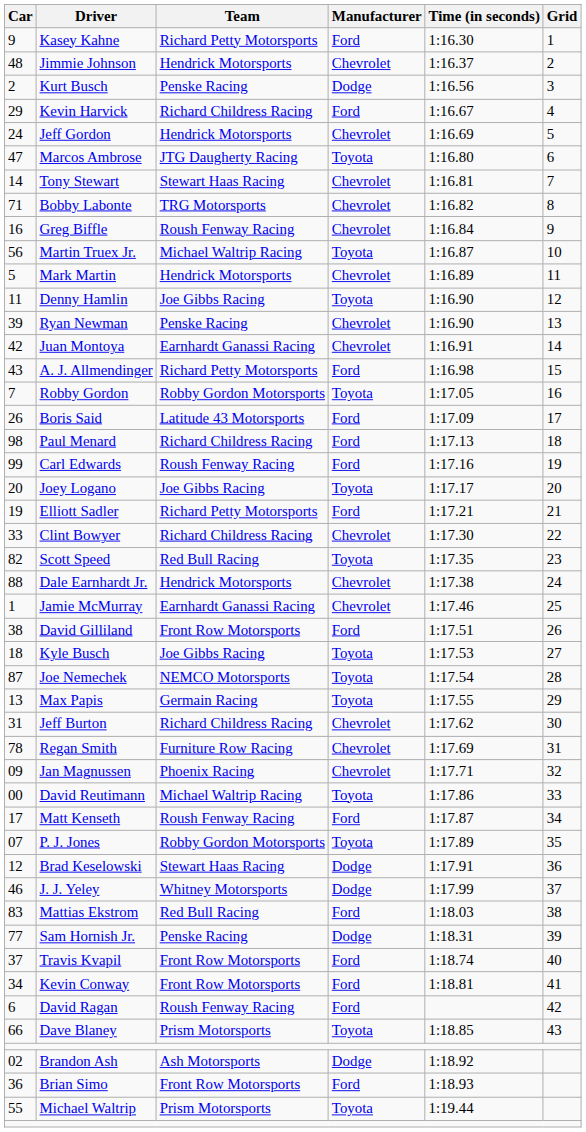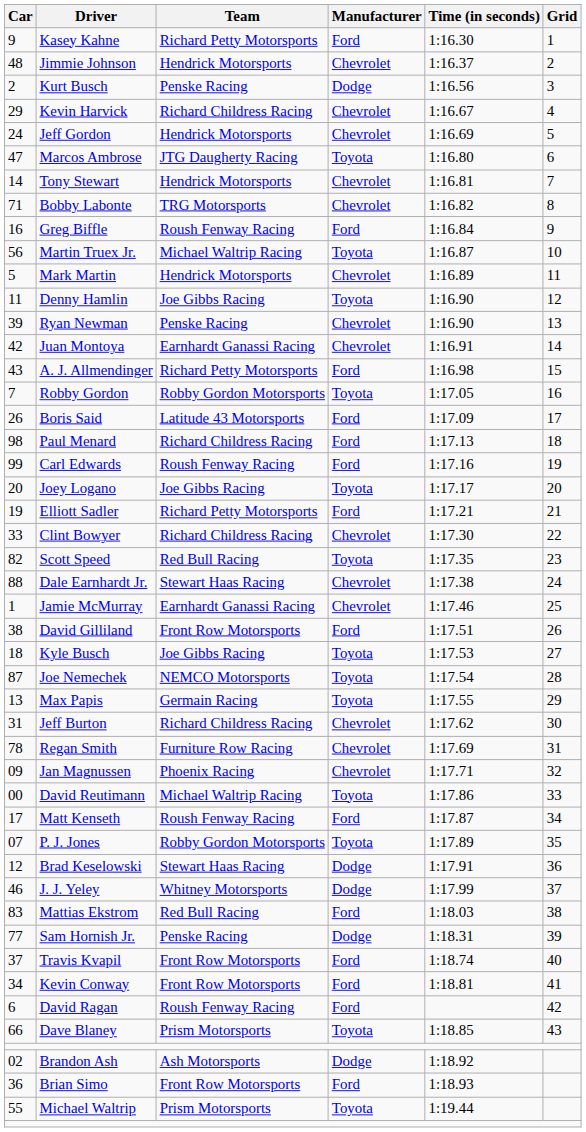(346, 110) Ford -> (361, 110) Chevrolet
(222, 181) Stewart Haas Racing -> (226, 181) Hendrick Motorsports
(361, 228) Chevrolet -> (346, 228) Ford
(226, 582) Hendrick Motorsports -> (222, 582) Stewart Haas Racing
